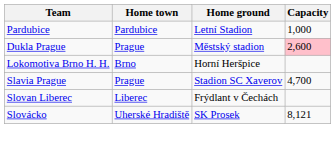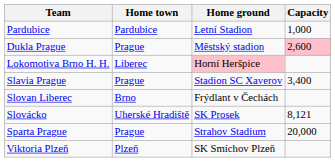(125, 64) Brno -> (131, 64) Liberec
(227, 64) no background -> (227, 64) pink background
(299, 81) 4,700 -> (299, 81) 3,400
(131, 98) Liberec -> (125, 98) Brno
+ row: (37, 132)
+ row: (38, 149)
